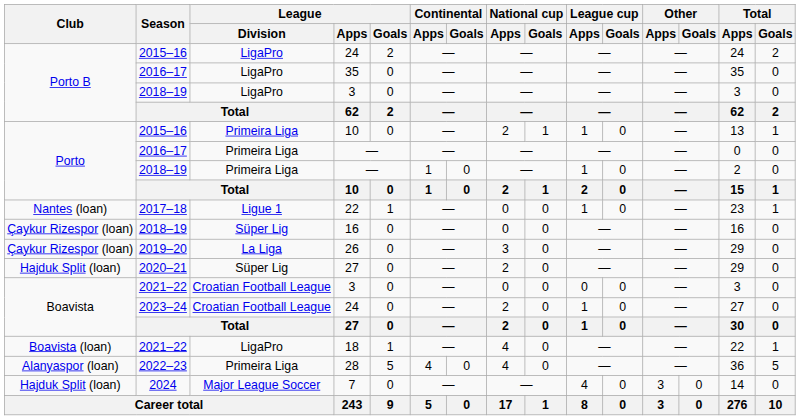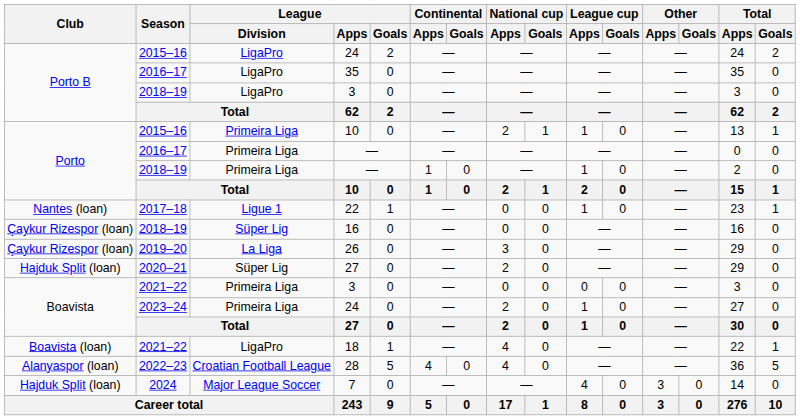(262, 287) Croatian Football League -> (262, 287) Primeira Liga
(262, 307) Croatian Football League -> (262, 307) Primeira Liga
(262, 365) Primeira Liga -> (262, 365) Croatian Football League
